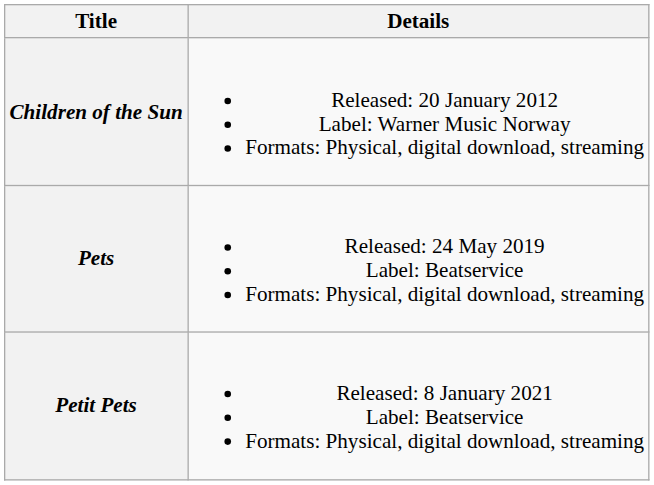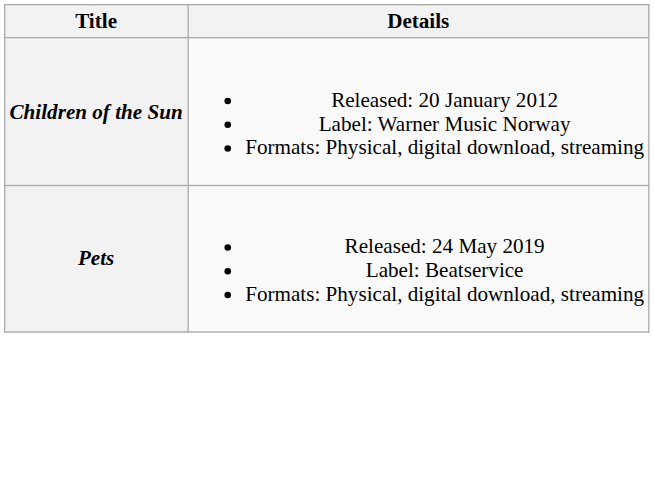- row: (96, 405)
